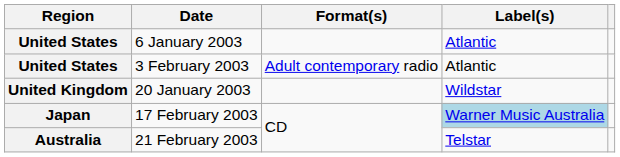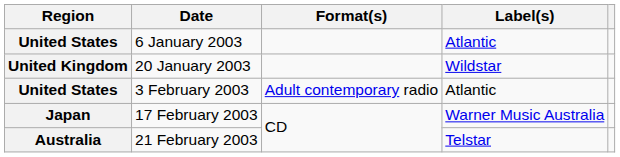rows swapped: (193, 90) <-> (192, 66)
(525, 115) lightblue background -> (525, 115) no background
